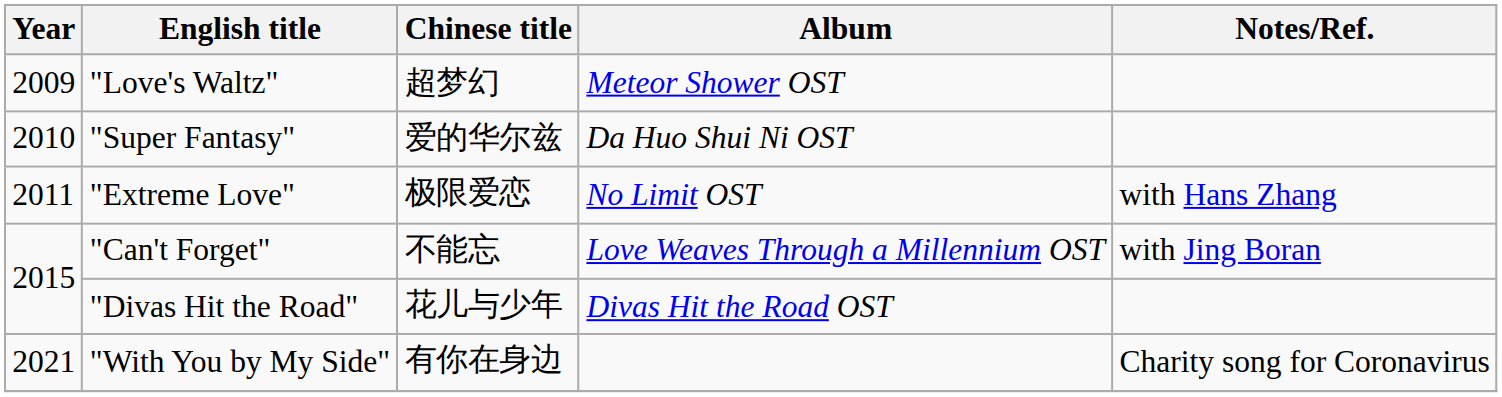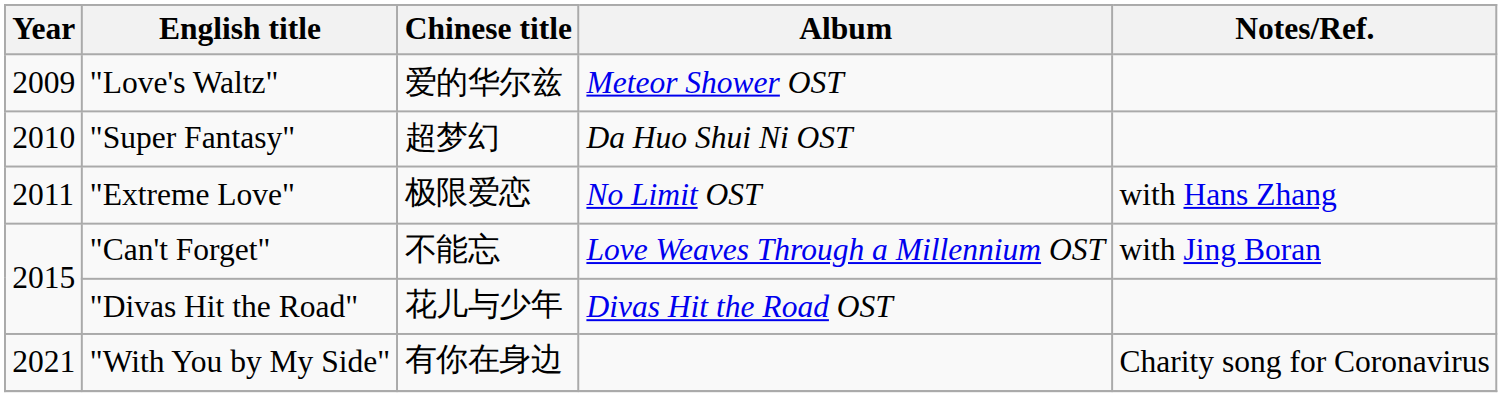(452, 81) 超梦幻 -> (483, 81) 爱的华尔兹
(483, 137) 爱的华尔兹 -> (452, 137) 超梦幻
